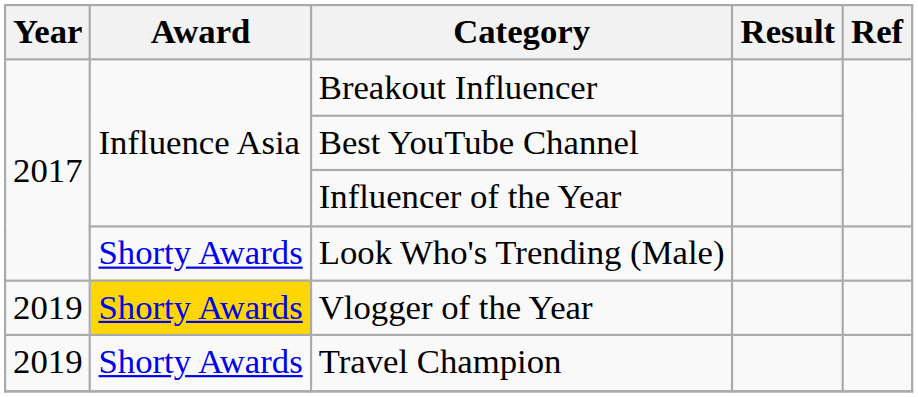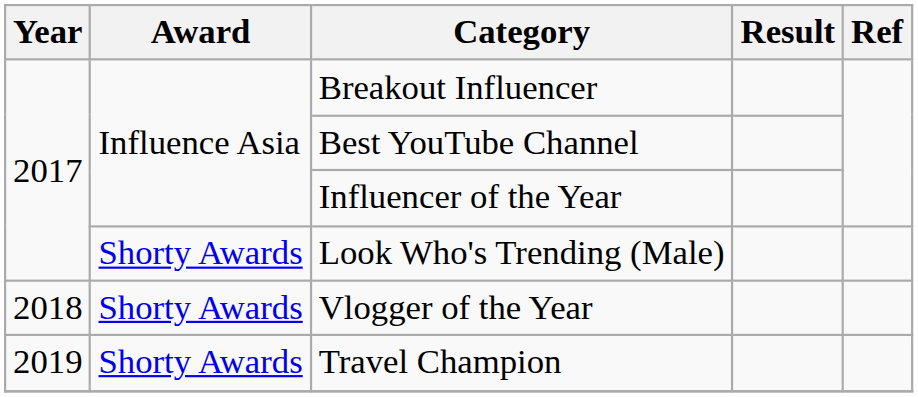(48, 307) 2019 -> (48, 307) 2018
(201, 307) gold background -> (201, 307) no background
